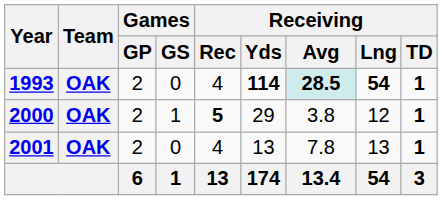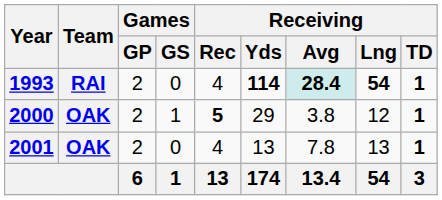(88, 83) OAK -> (88, 83) RAI
(321, 83) 28.5 -> (321, 83) 28.4
